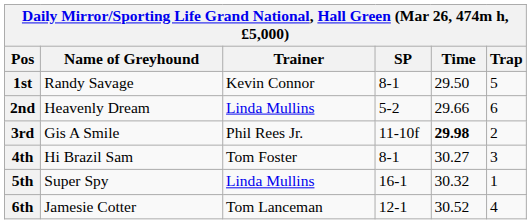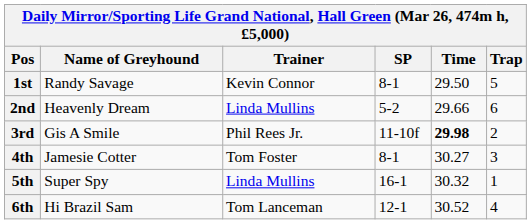(89, 157) Hi Brazil Sam -> (90, 157) Jamesie Cotter
(90, 206) Jamesie Cotter -> (89, 206) Hi Brazil Sam
